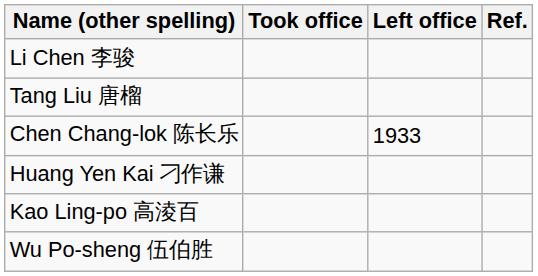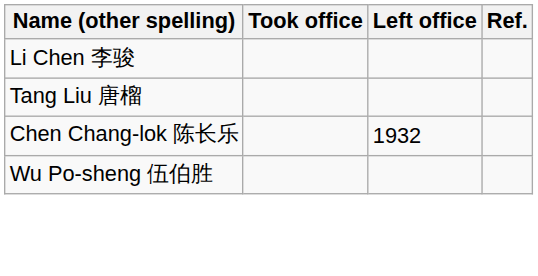(397, 135) 1933 -> (397, 135) 1932
- row: (117, 173)
- row: (104, 211)
